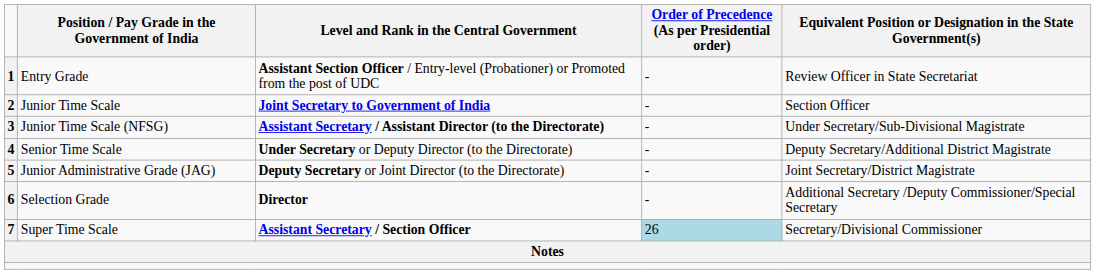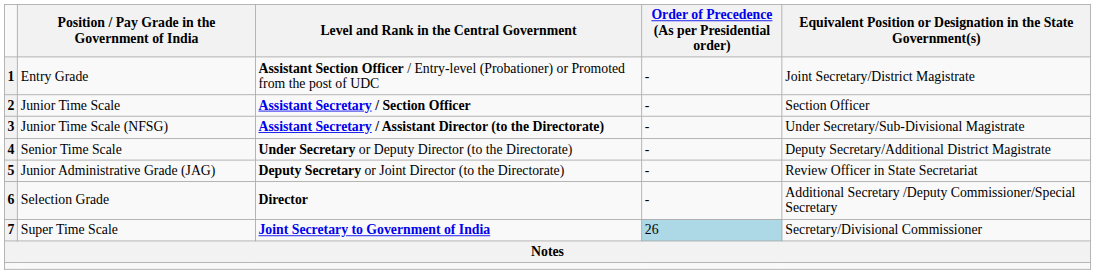(881, 75) Review Officer in State Secretariat -> (880, 75) Joint Secretary/District Magistrate
(374, 105) Joint Secretary to Government of India -> (365, 105) Assistant Secretary / Section Officer
(880, 170) Joint Secretary/District Magistrate -> (881, 170) Review Officer in State Secretariat
(365, 230) Assistant Secretary / Section Officer -> (374, 230) Joint Secretary to Government of India
